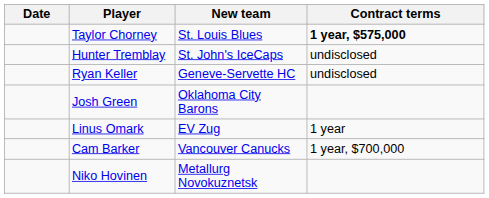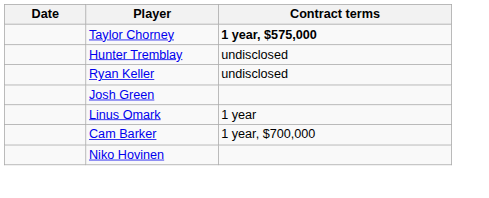- column: (241, 14)
